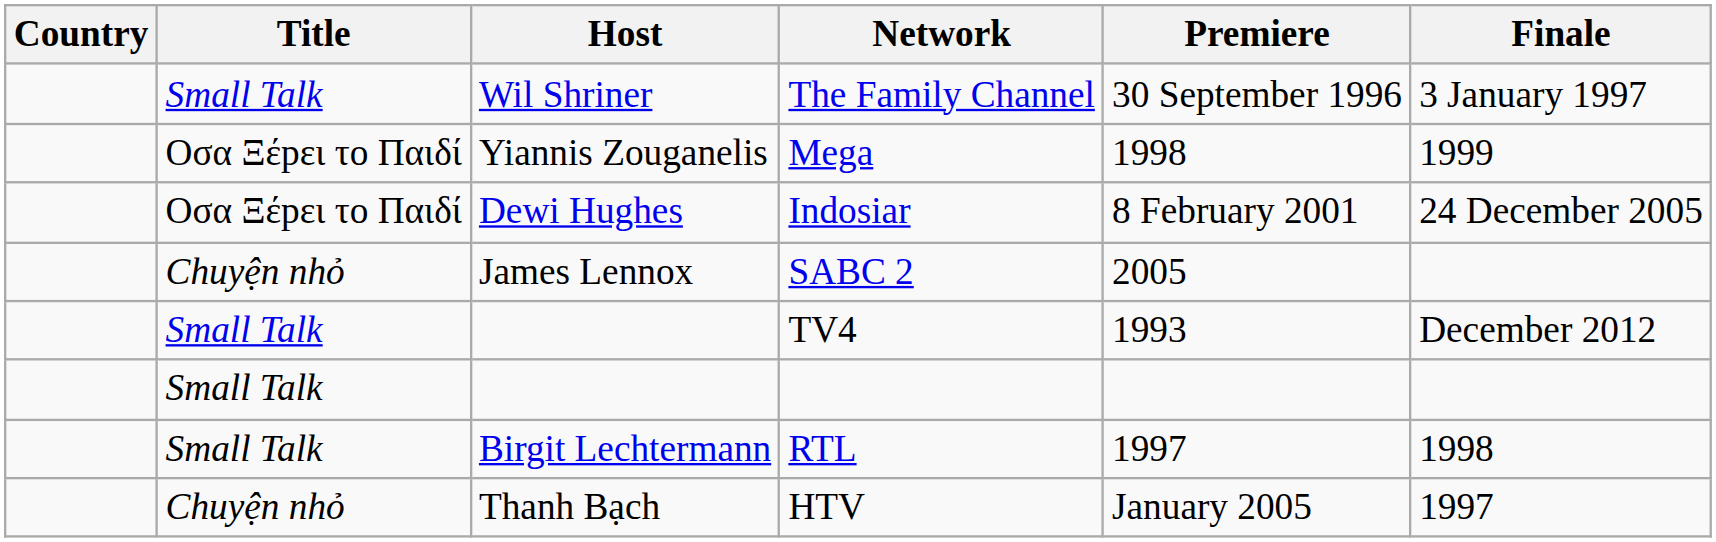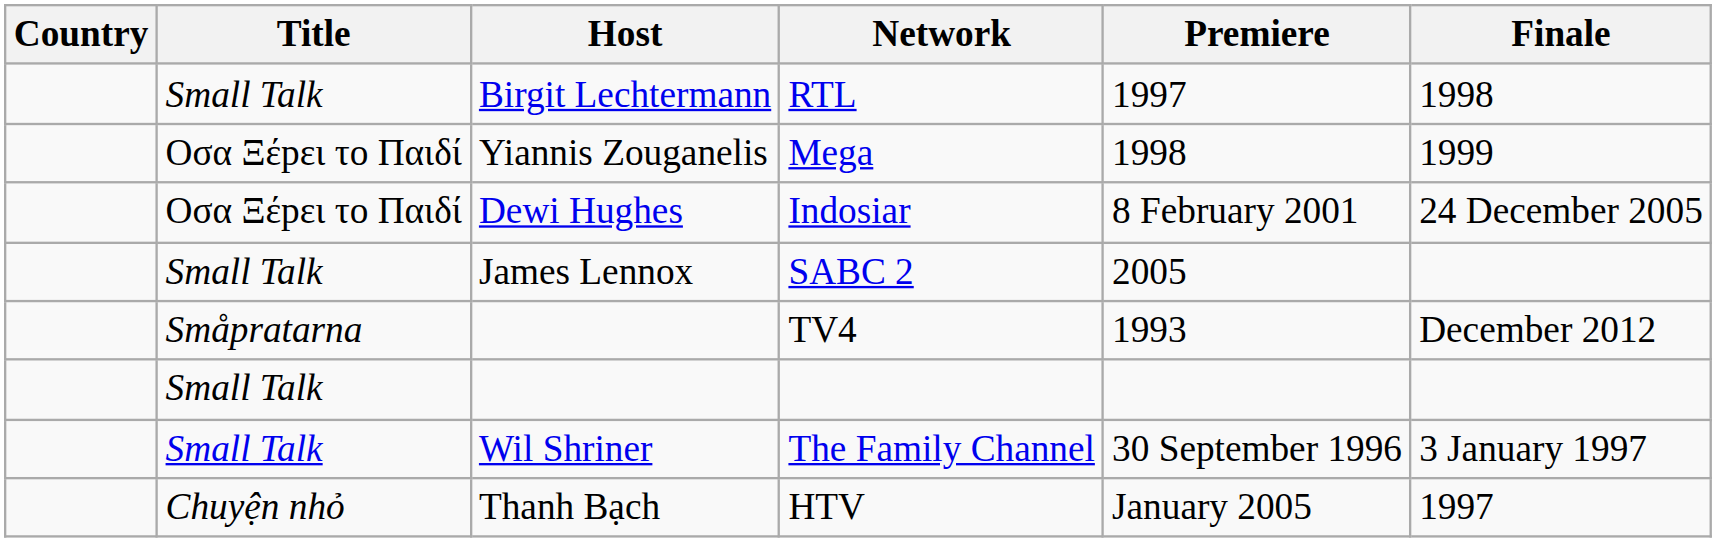rows swapped: (823, 447) <-> (942, 93)
(255, 270) Chuyện nhỏ -> (244, 270) Small Talk
(244, 329) Small Talk -> (264, 329) Småpratarna
